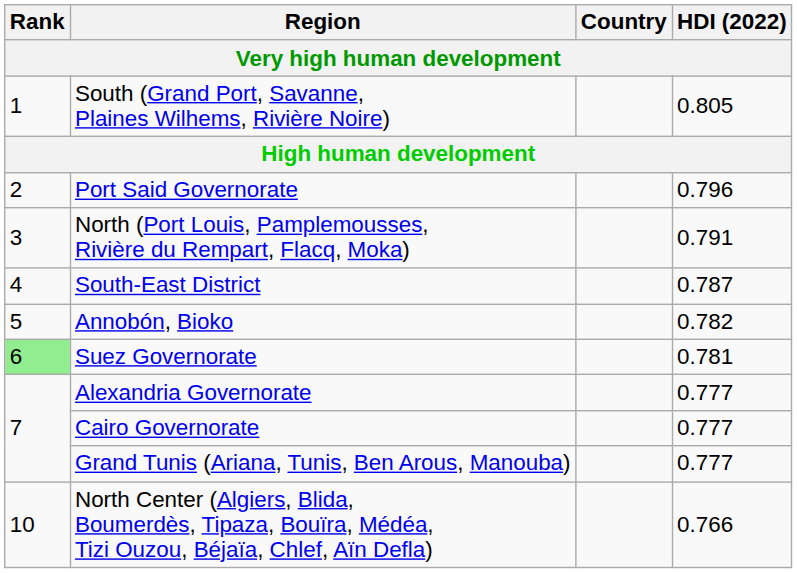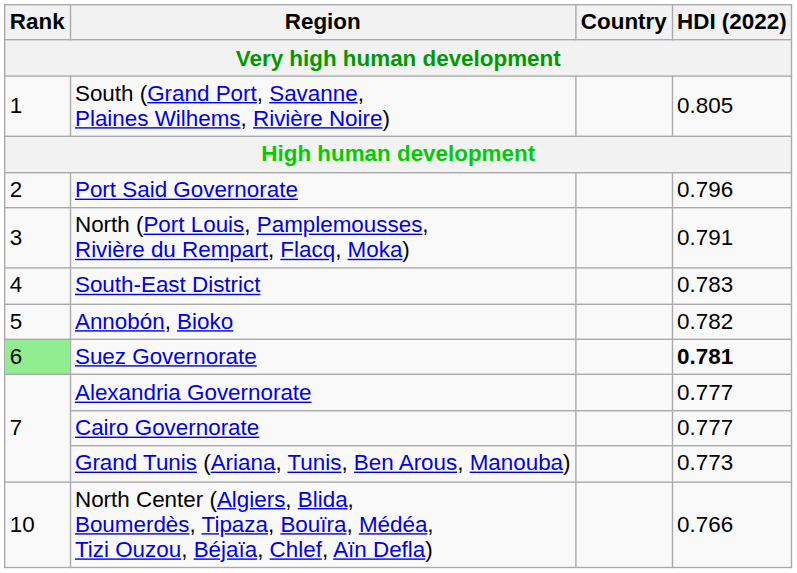(705, 285) 0.787 -> (705, 285) 0.783
(705, 356) normal -> (705, 356) bold
(705, 463) 0.777 -> (705, 463) 0.773
